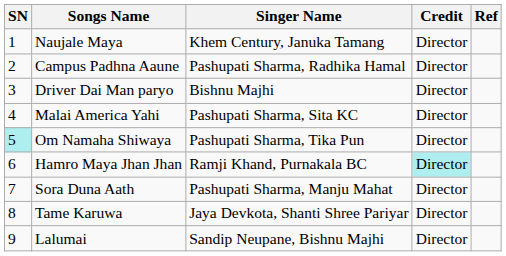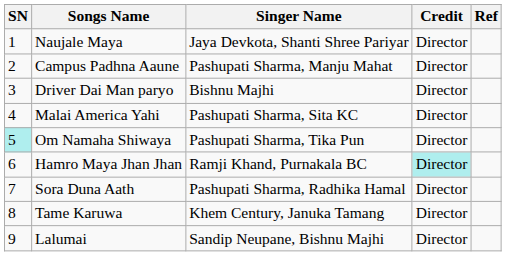(287, 41) Khem Century, Januka Tamang -> (299, 41) Jaya Devkota, Shanti Shree Pariyar
(297, 66) Pashupati Sharma, Radhika Hamal -> (291, 66) Pashupati Sharma, Manju Mahat
(291, 189) Pashupati Sharma, Manju Mahat -> (297, 189) Pashupati Sharma, Radhika Hamal
(299, 213) Jaya Devkota, Shanti Shree Pariyar -> (287, 213) Khem Century, Januka Tamang
